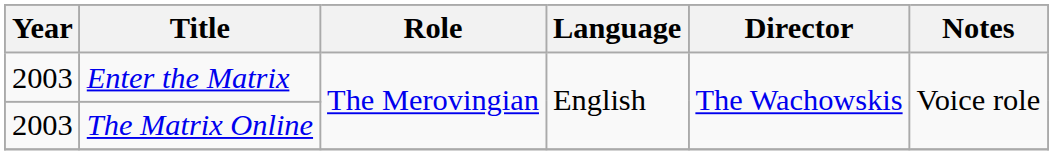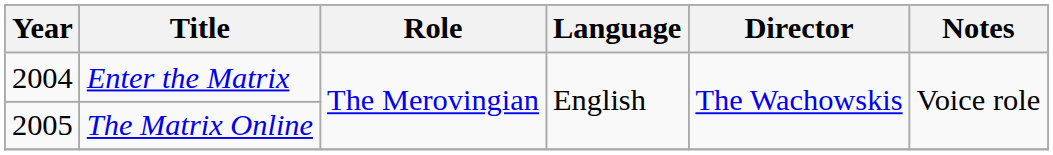(42, 76) 2003 -> (42, 76) 2004
(42, 125) 2003 -> (42, 125) 2005
